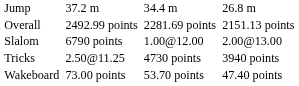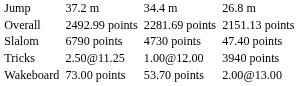(174, 41) 1.00@12.00 -> (172, 41) 4730 points
(252, 41) 2.00@13.00 -> (252, 41) 47.40 points
(172, 58) 4730 points -> (174, 58) 1.00@12.00
(252, 75) 47.40 points -> (252, 75) 2.00@13.00
